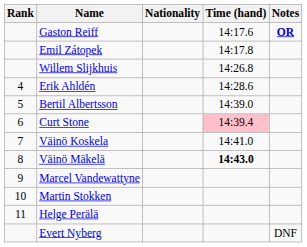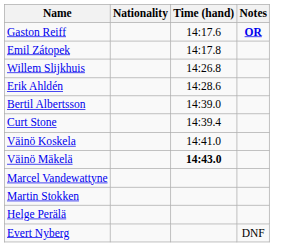- column: (20, 13)
(236, 123) pink background -> (204, 123) no background
